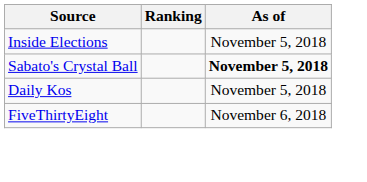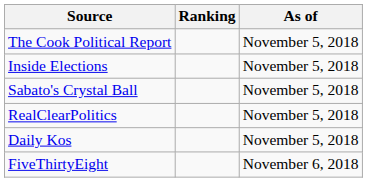+ row: (90, 41)
(268, 66) bold -> (301, 90) normal
+ row: (62, 115)
